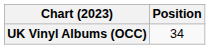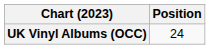(177, 34) 34 -> (177, 34) 24
